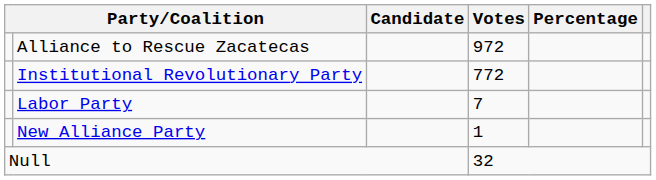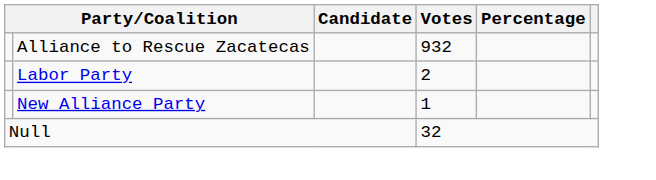(488, 47) 972 -> (436, 47) 932
- row: (190, 76)
(478, 104) 7 -> (426, 76) 2
